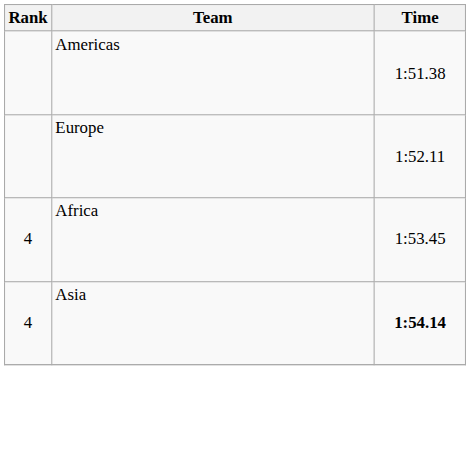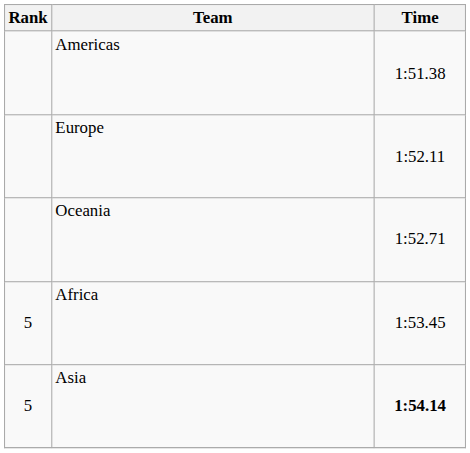+ row: (83, 211)
(28, 239) 4 -> (28, 322) 5
(28, 322) 4 -> (28, 406) 5
